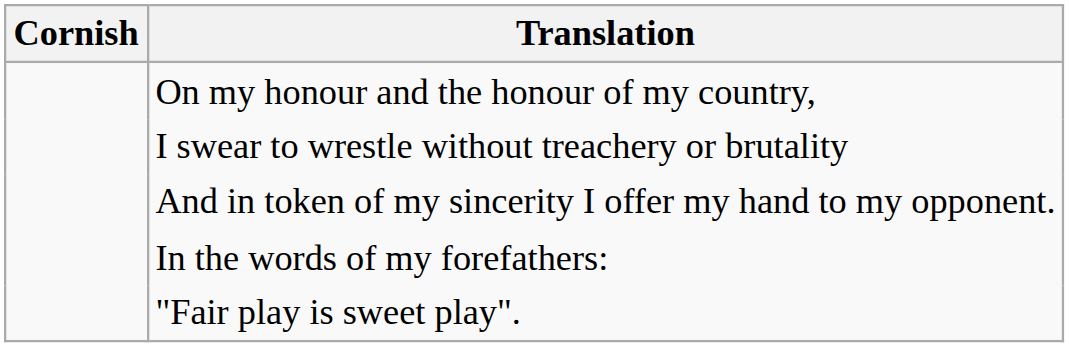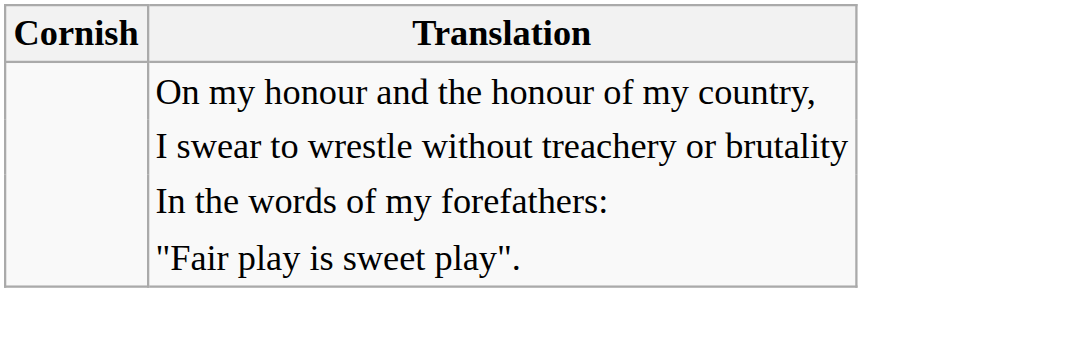- row: (605, 201)
